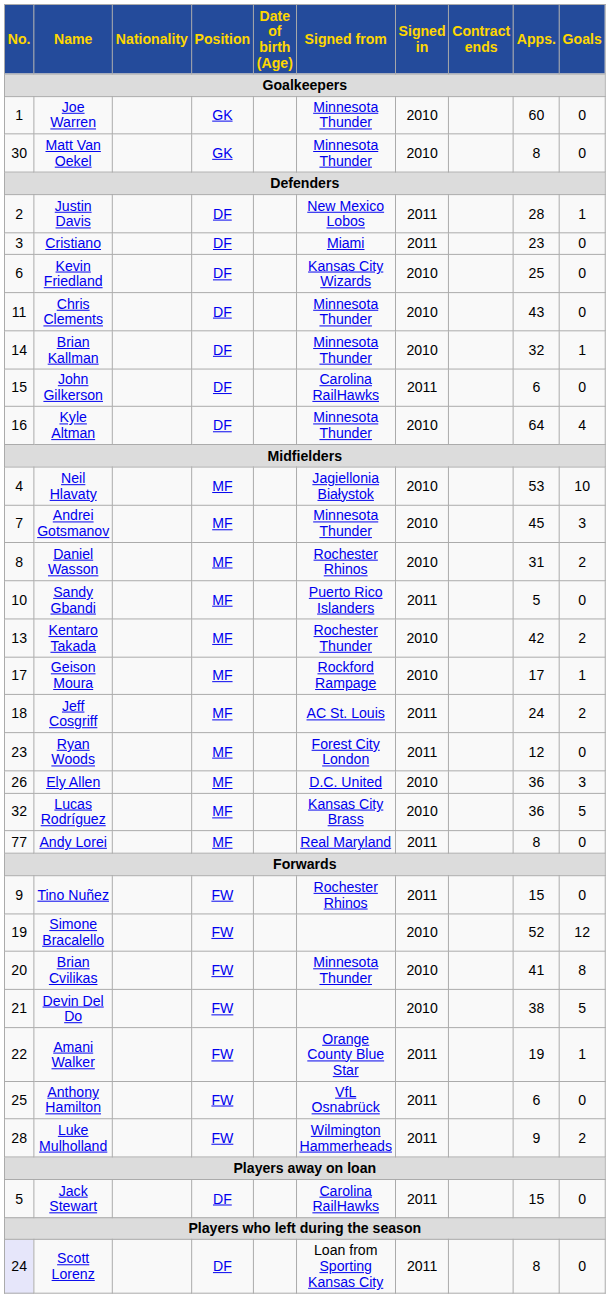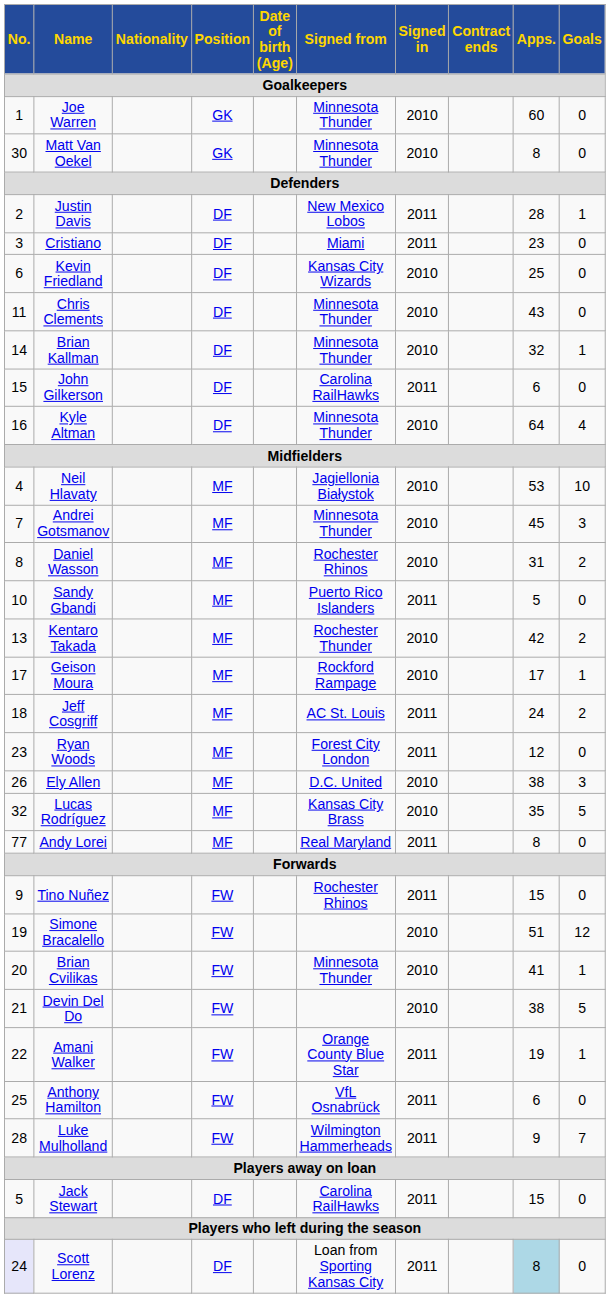(536, 782) 36 -> (536, 782) 38
(536, 812) 36 -> (536, 812) 35
(536, 933) 52 -> (536, 933) 51
(582, 971) 8 -> (582, 971) 1
(582, 1138) 2 -> (582, 1138) 7
(536, 1267) no background -> (536, 1267) lightblue background
